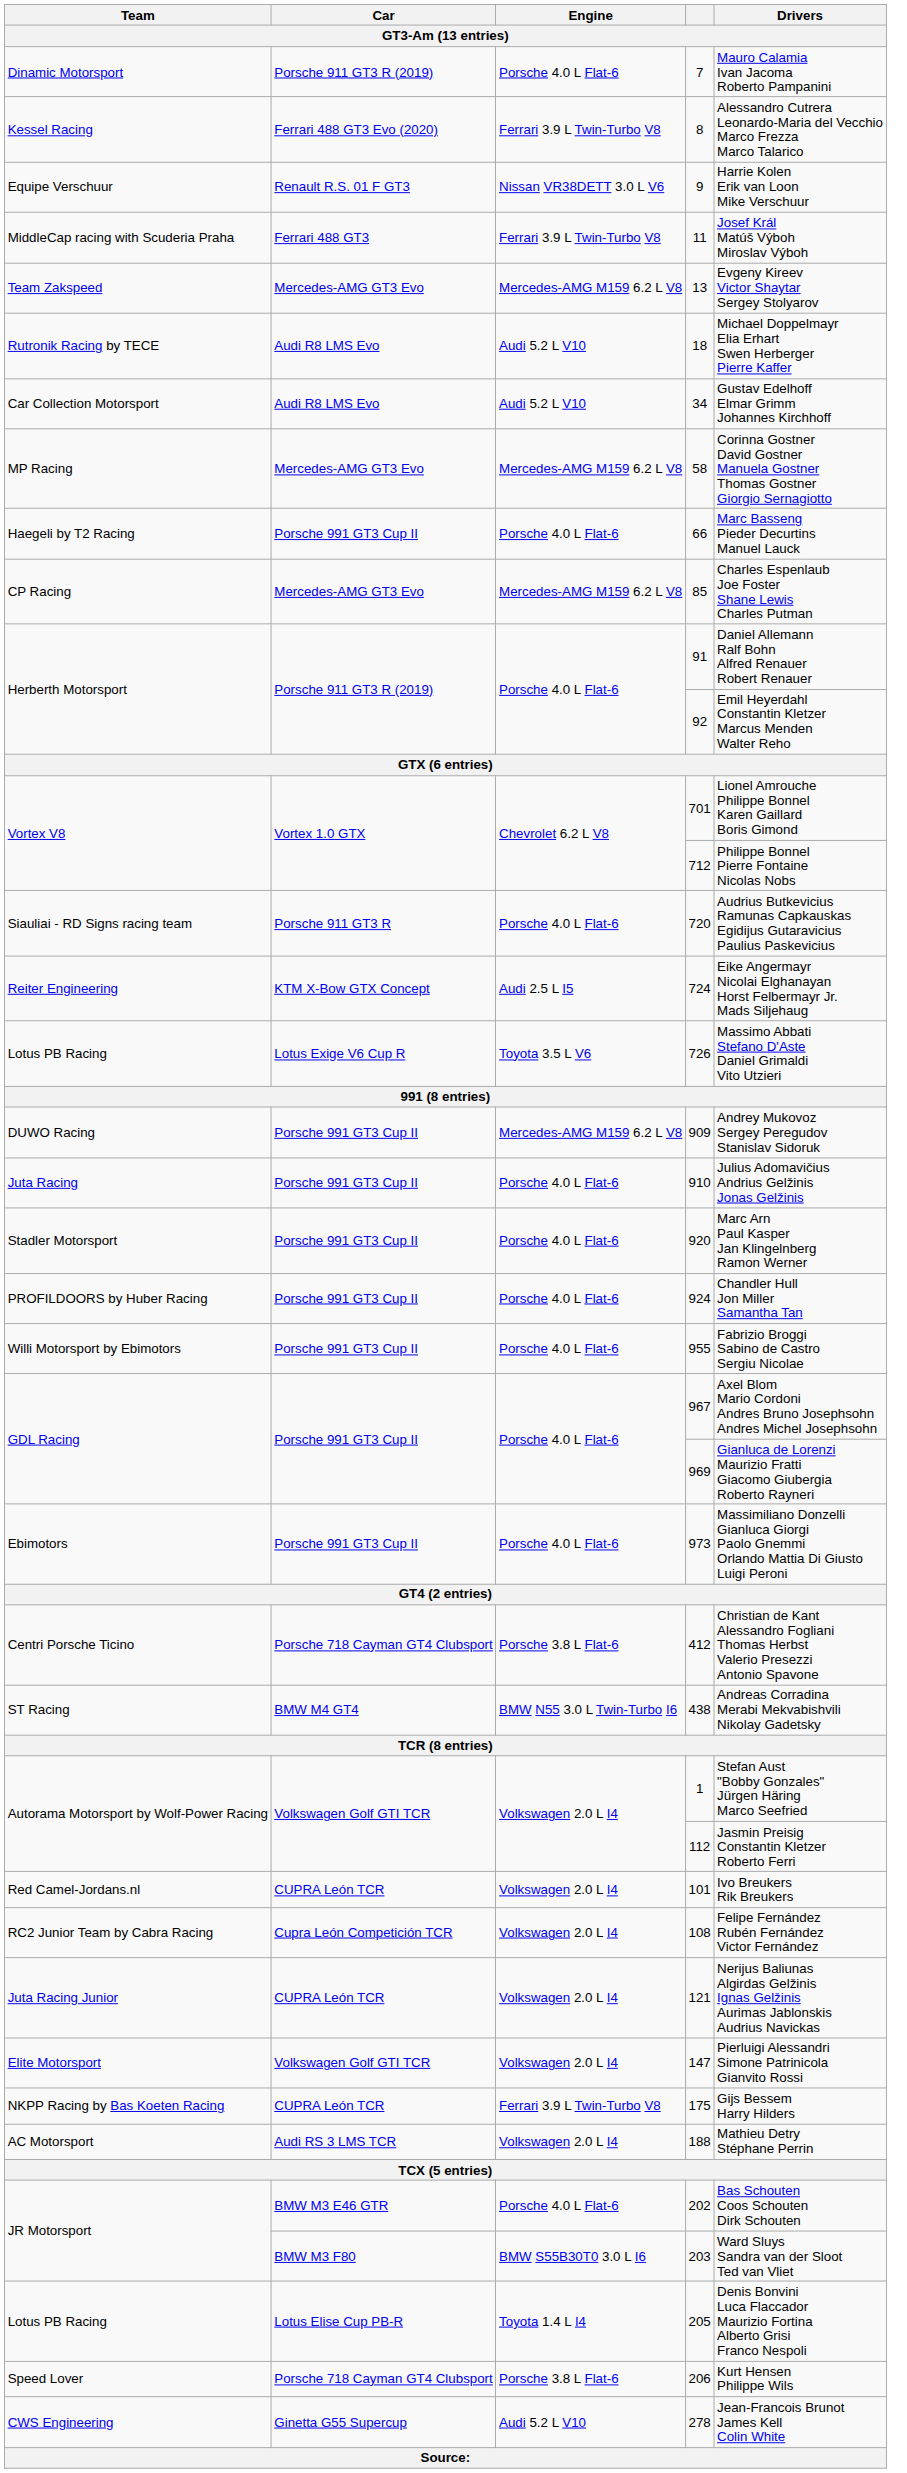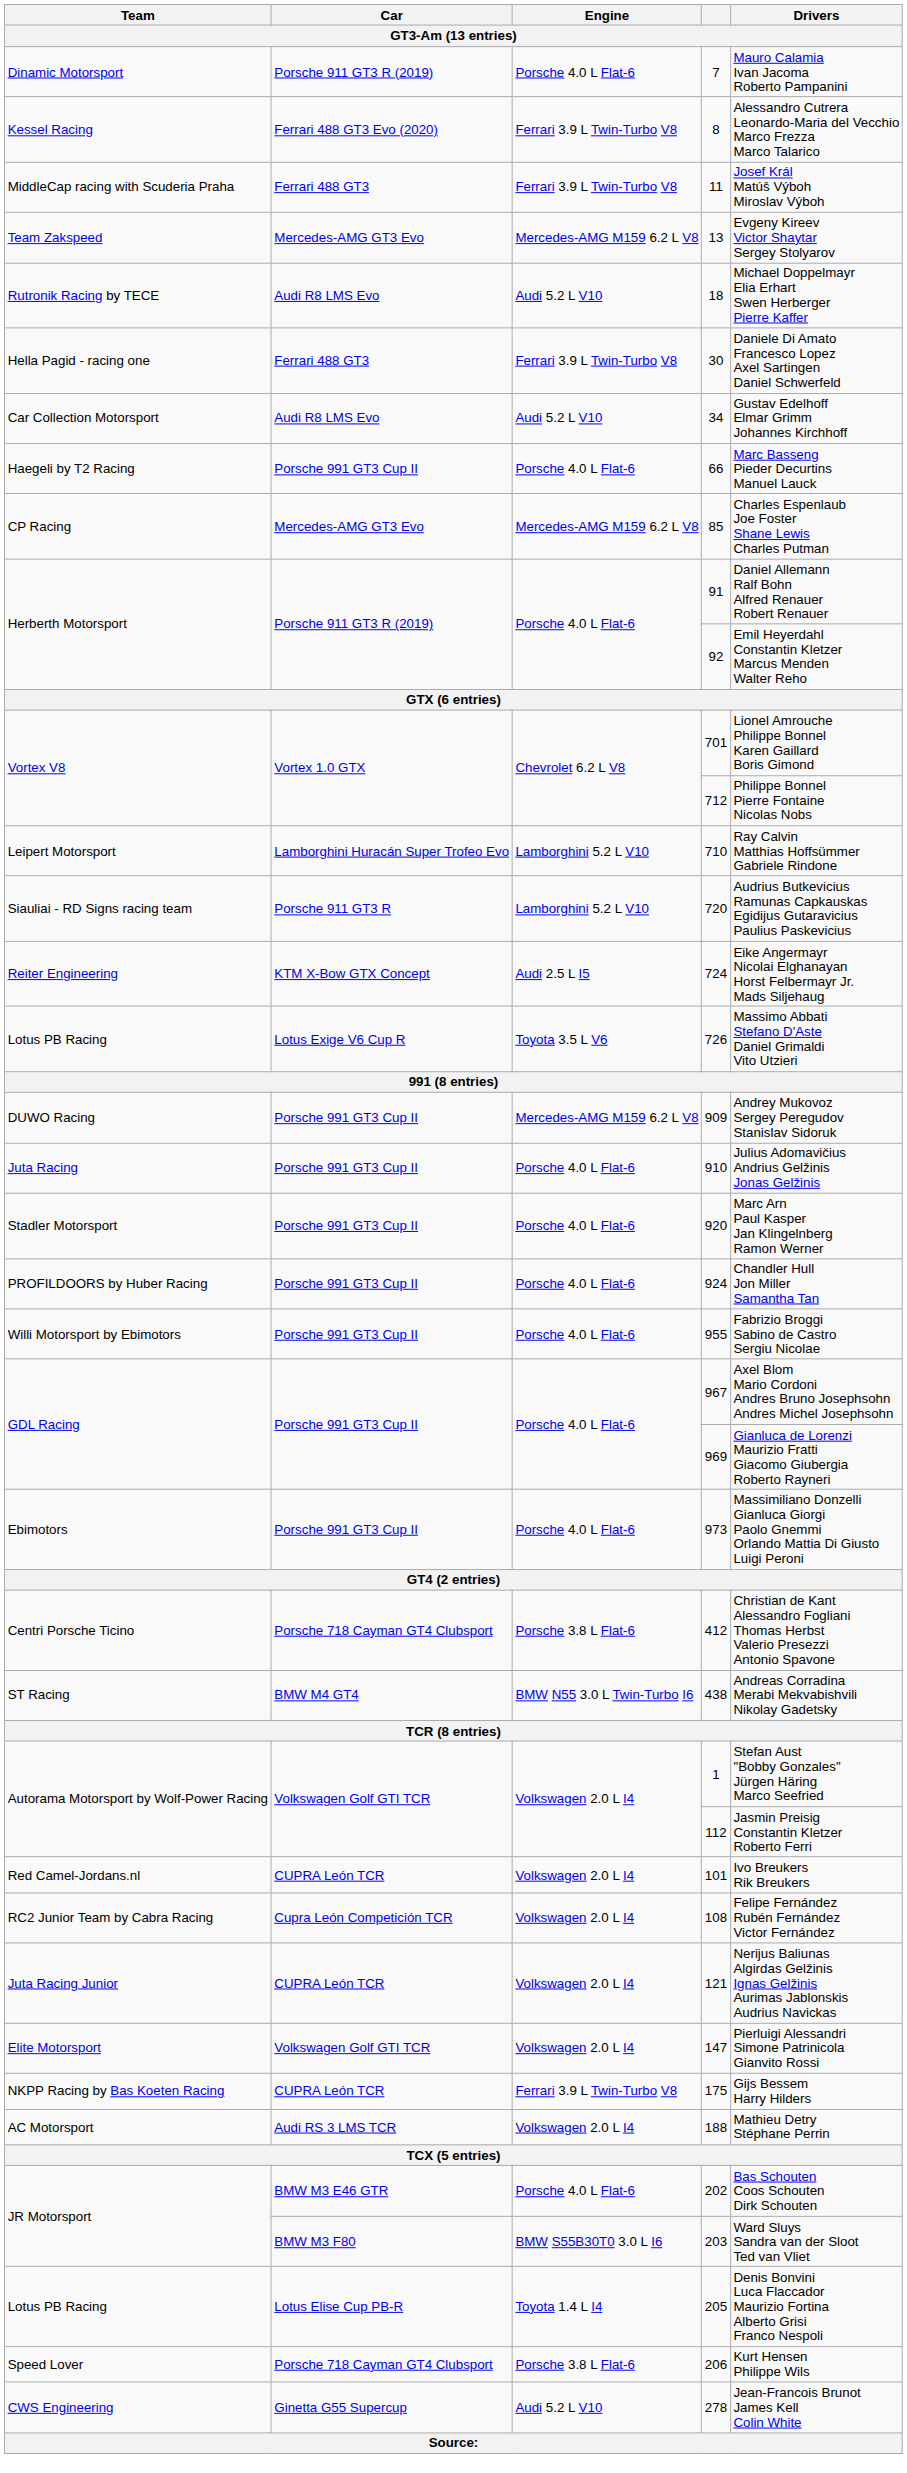- row: (700, 187)
+ row: (716, 360)
- row: (700, 468)
+ row: (716, 851)
(559, 923) Porsche 4.0 L Flat-6 -> (582, 908) Lamborghini 5.2 L V10
